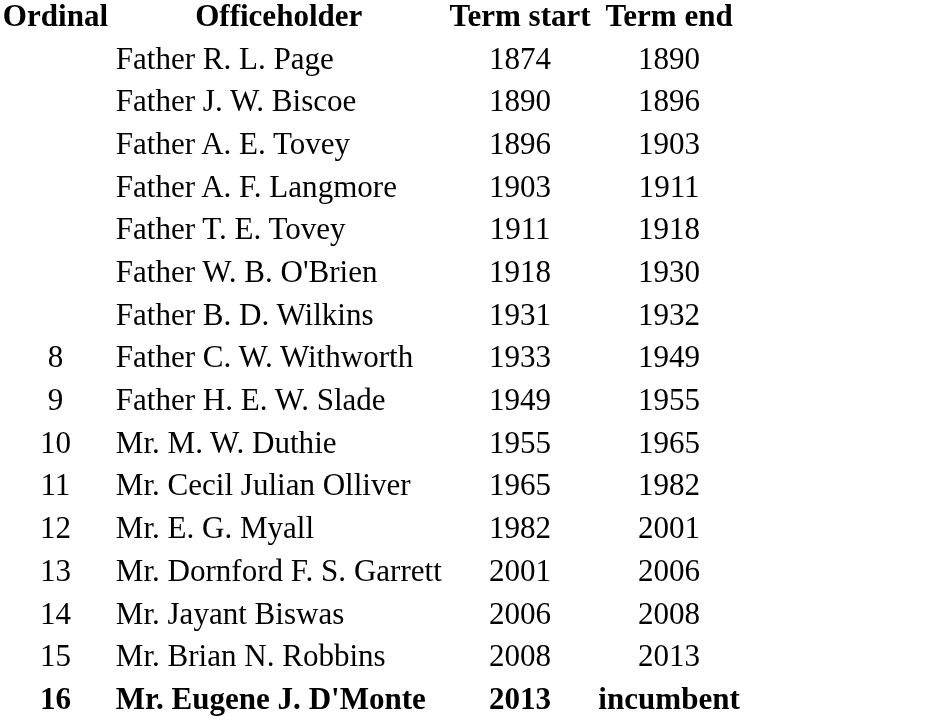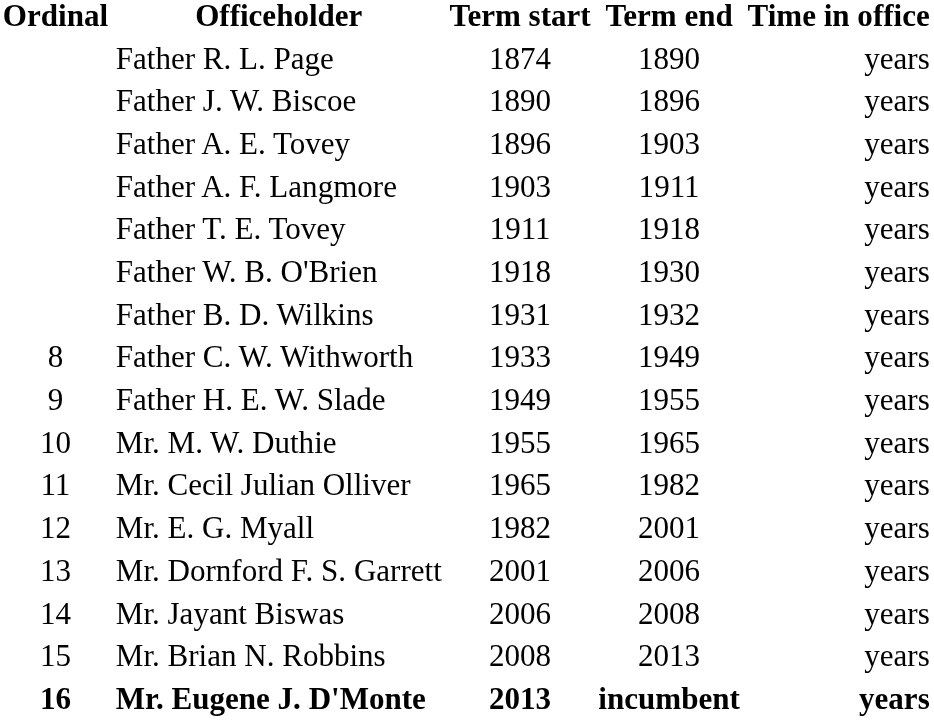+ column: (839, 15)
